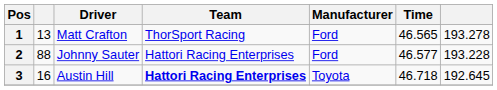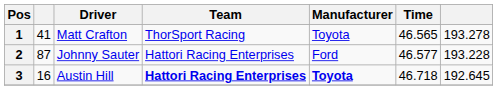(44, 35) 13 -> (44, 35) 41
(325, 35) Ford -> (331, 35) Toyota
(44, 55) 88 -> (44, 55) 87
(331, 75) normal -> (332, 75) bold
